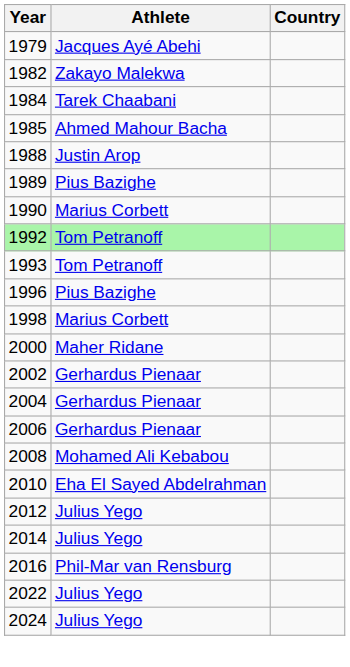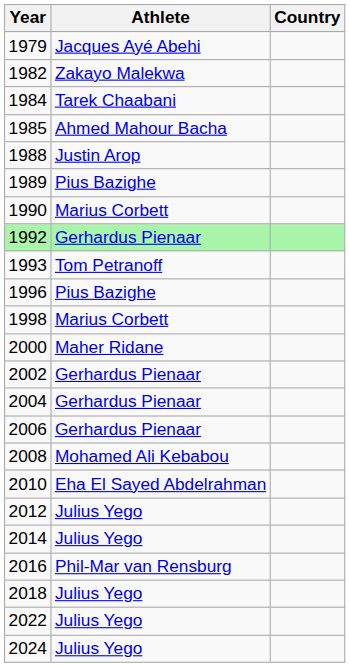(109, 237) Tom Petranoff -> (128, 237) Gerhardus Pienaar
+ row: (28, 593)
